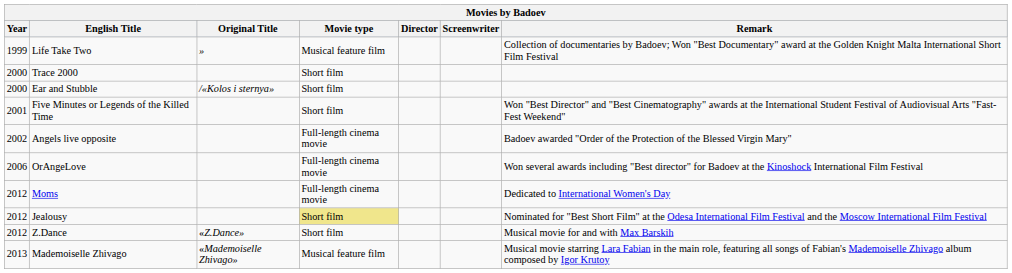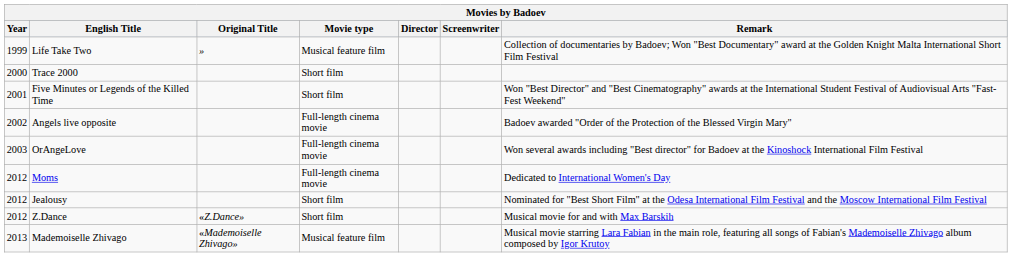- row: (65, 89)
(17, 166) 2006 -> (17, 150) 2003
(322, 216) khaki background -> (322, 200) no background
